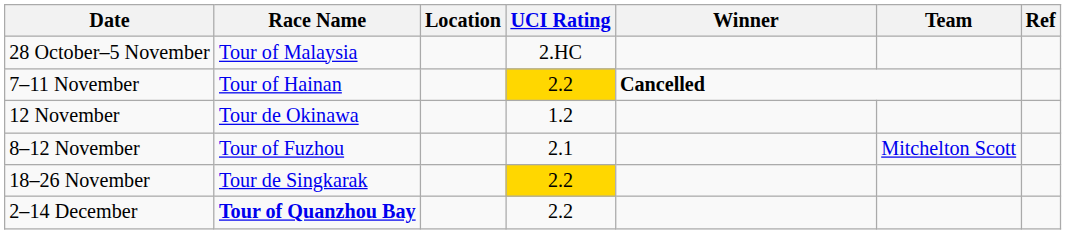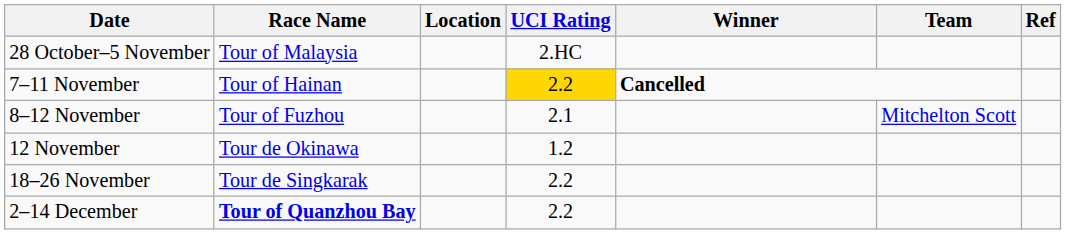rows swapped: (75, 148) <-> (64, 116)
(561, 180) gold background -> (561, 180) no background
